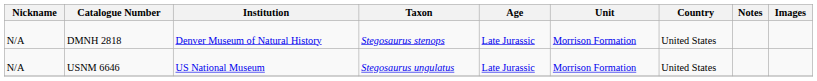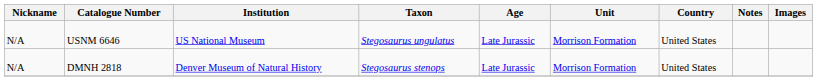rows swapped: (94, 40) <-> (93, 68)
